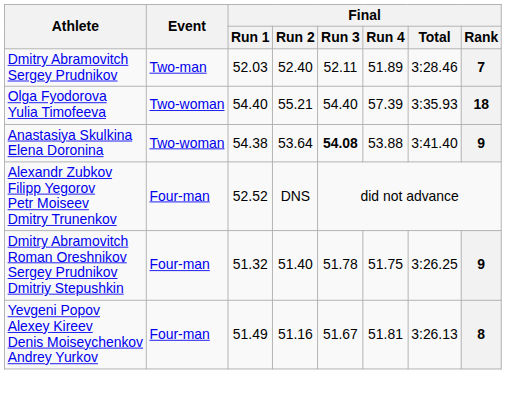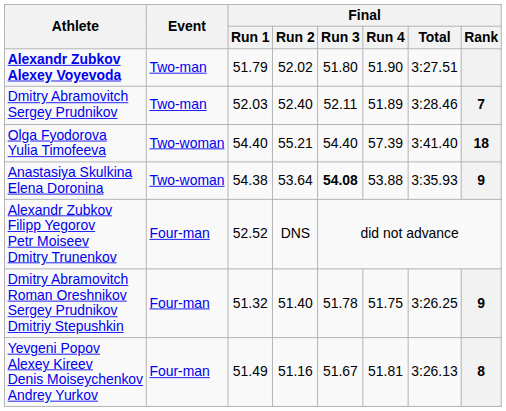+ row: (64, 67)
(434, 105) 3:35.93 -> (434, 142) 3:41.40
(434, 142) 3:41.40 -> (434, 180) 3:35.93
